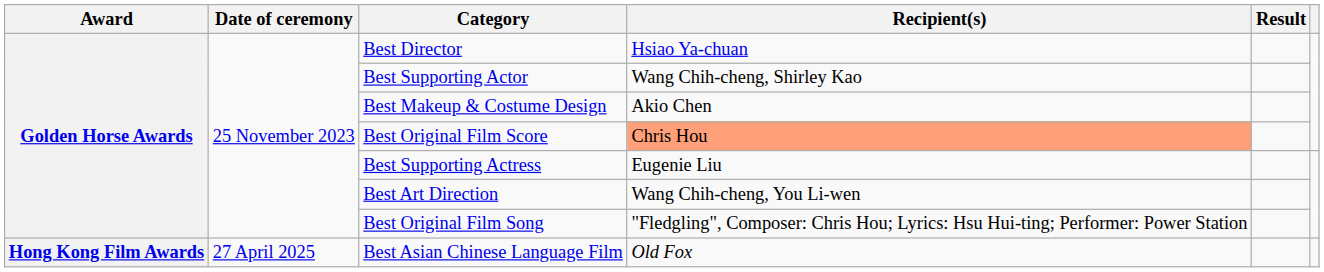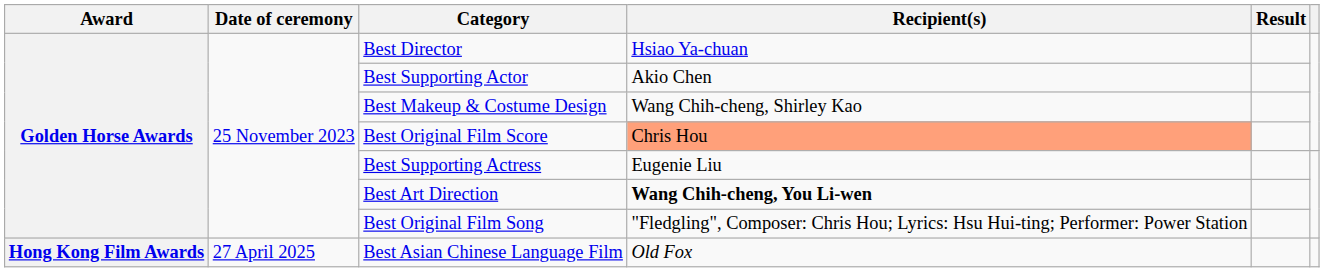(747, 77) Wang Chih-cheng, Shirley Kao -> (672, 77) Akio Chen
(672, 106) Akio Chen -> (747, 106) Wang Chih-cheng, Shirley Kao
(746, 194) normal -> (752, 194) bold
